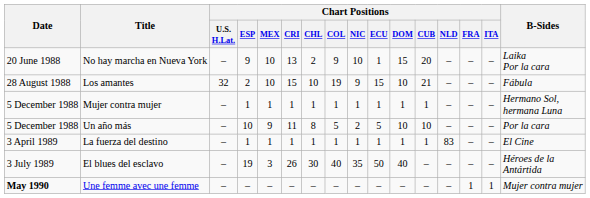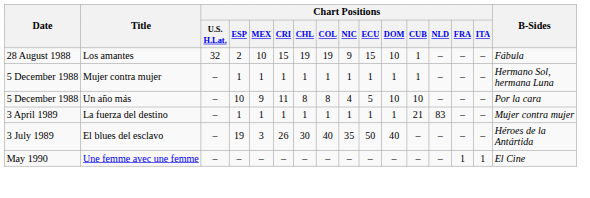- row: (145, 61)
(313, 83) 10 -> (305, 55) 19
(426, 83) 21 -> (418, 55) 1
(336, 126) 5 -> (328, 99) 8
(358, 126) 2 -> (349, 99) 4
(426, 142) 1 -> (418, 115) 21
(518, 142) El Cine -> (534, 115) Mujer contra mujer
(28, 185) bold -> (27, 158) normal
(543, 185) Mujer contra mujer -> (510, 158) El Cine
